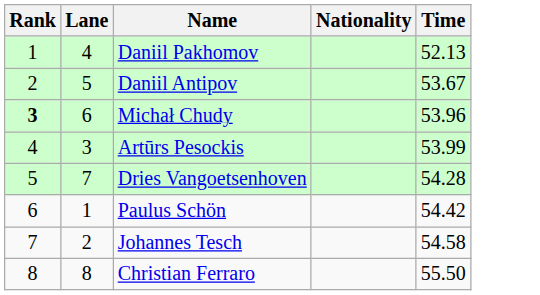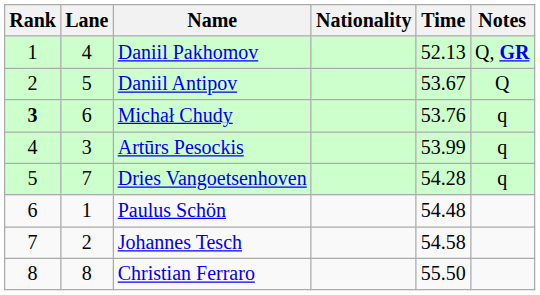+ column: (502, 20)
(443, 115) 53.96 -> (443, 115) 53.76
(443, 210) 54.42 -> (443, 210) 54.48
